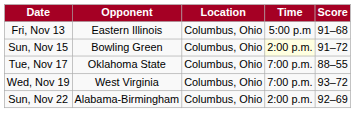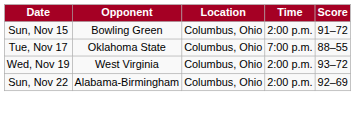- row: (38, 30)
(290, 47) lightyellow background -> (290, 30) no background
(290, 82) 7:00 p.m. -> (290, 64) 2:00 p.m.
